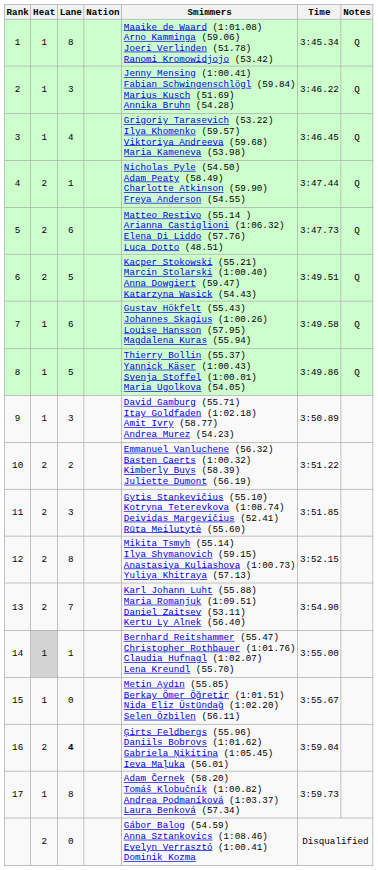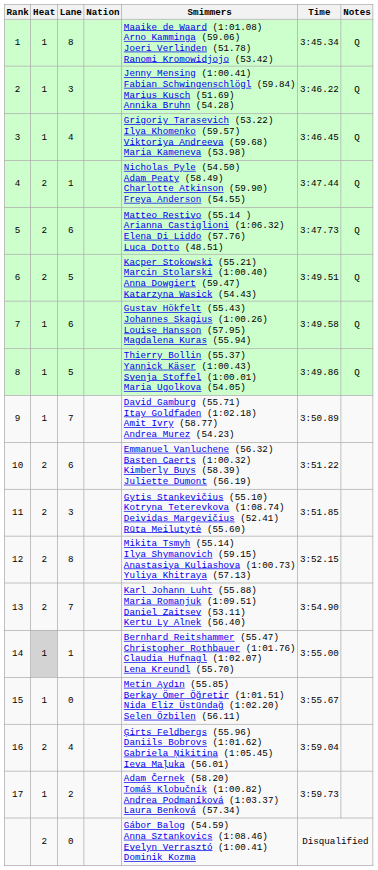(71, 419) 3 -> (71, 419) 7
(71, 466) 2 -> (71, 466) 6
(71, 748) bold -> (71, 748) normal
(71, 795) 8 -> (71, 795) 2
